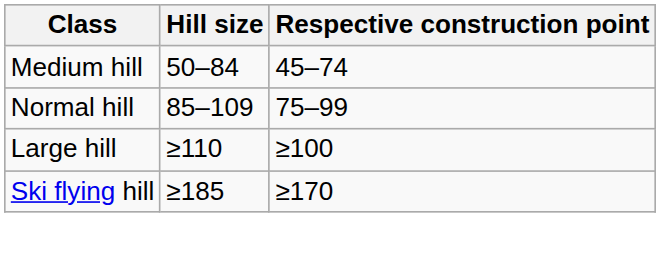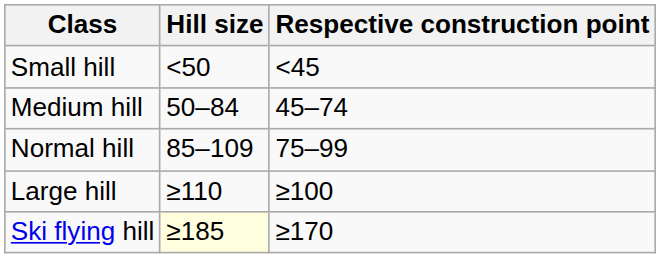+ row: (63, 66)
(195, 190) no background -> (195, 231) lightyellow background
